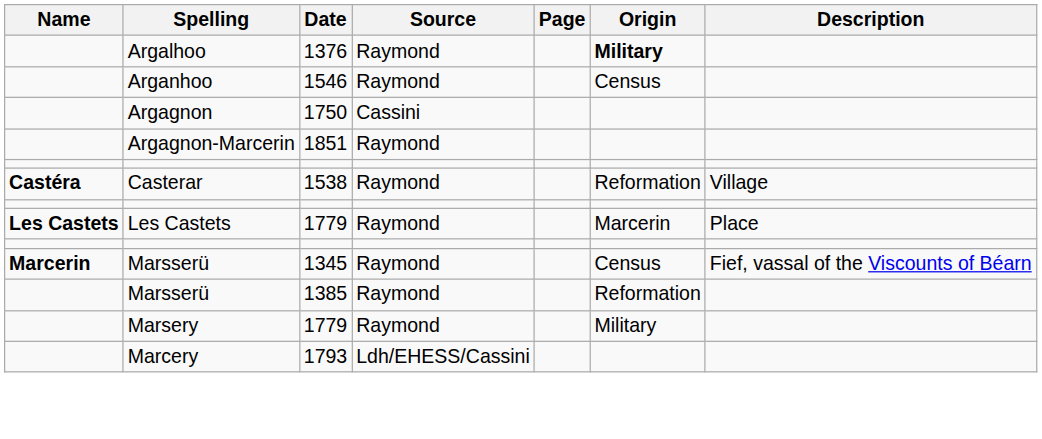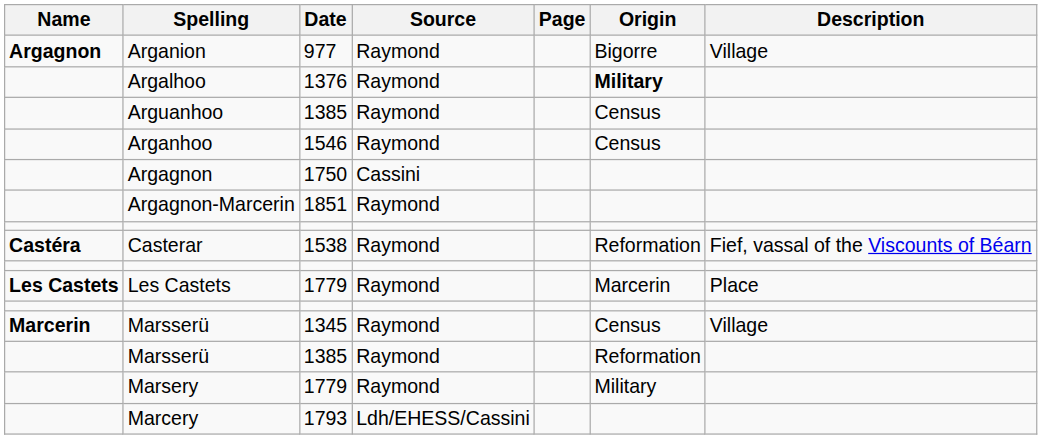+ row: (167, 50)
+ row: (175, 112)
(739, 183) Village -> (871, 245) Fief, vassal of the Viscounts of Béarn
(871, 263) Fief, vassal of the Viscounts of Béarn -> (739, 325) Village
